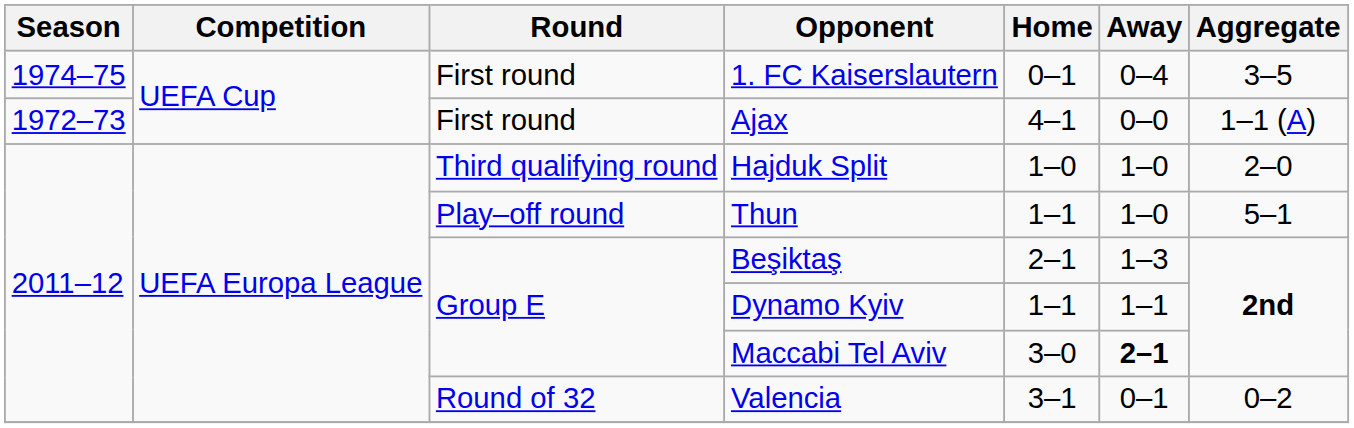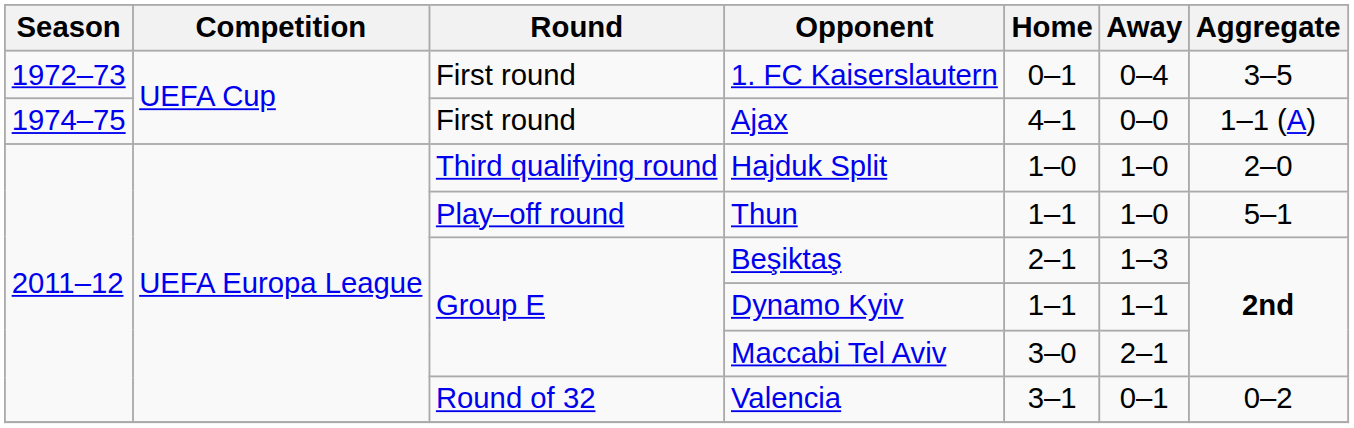(69, 74) 1974–75 -> (69, 74) 1972–73
(69, 120) 1972–73 -> (69, 120) 1974–75
(1144, 352) bold -> (1144, 352) normal
